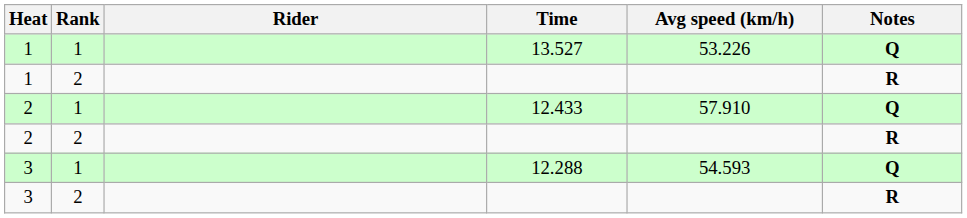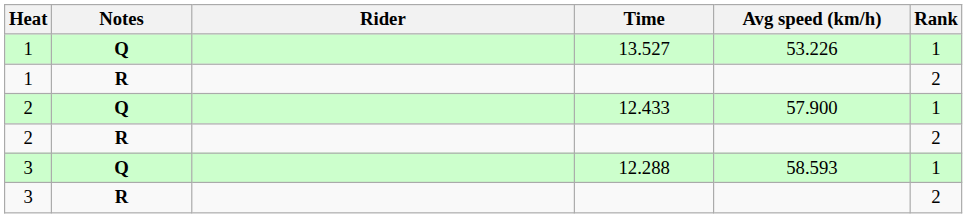columns swapped: (78, 19) <-> (892, 19)
(725, 108) 57.910 -> (812, 108) 57.900
(725, 167) 54.593 -> (812, 167) 58.593
